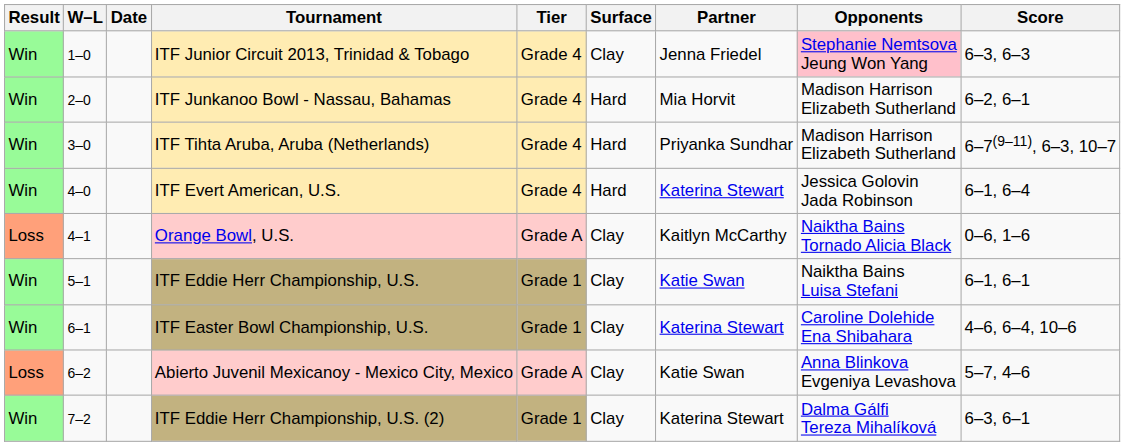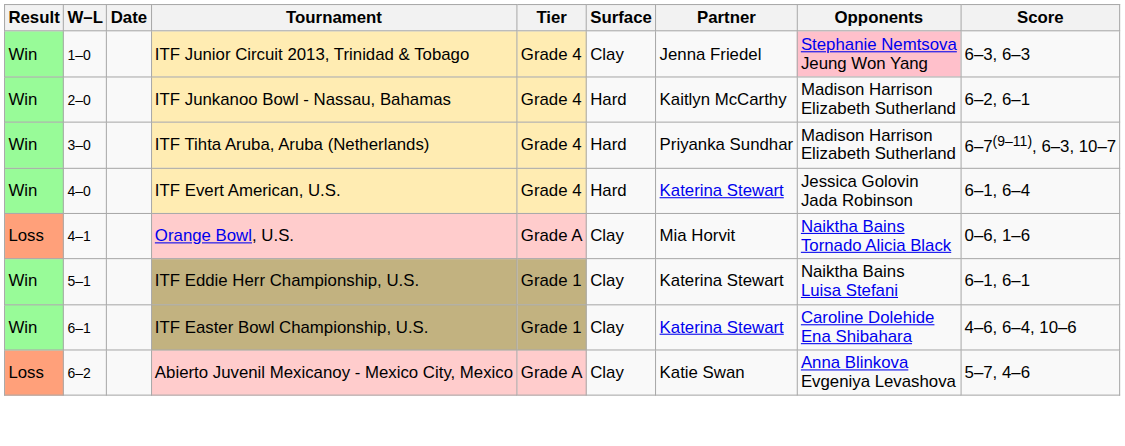(697, 99) Mia Horvit -> (723, 99) Kaitlyn McCarthy
(723, 236) Kaitlyn McCarthy -> (697, 236) Mia Horvit
(702, 281) Katie Swan -> (722, 281) Katerina Stewart
- row: (300, 418)
